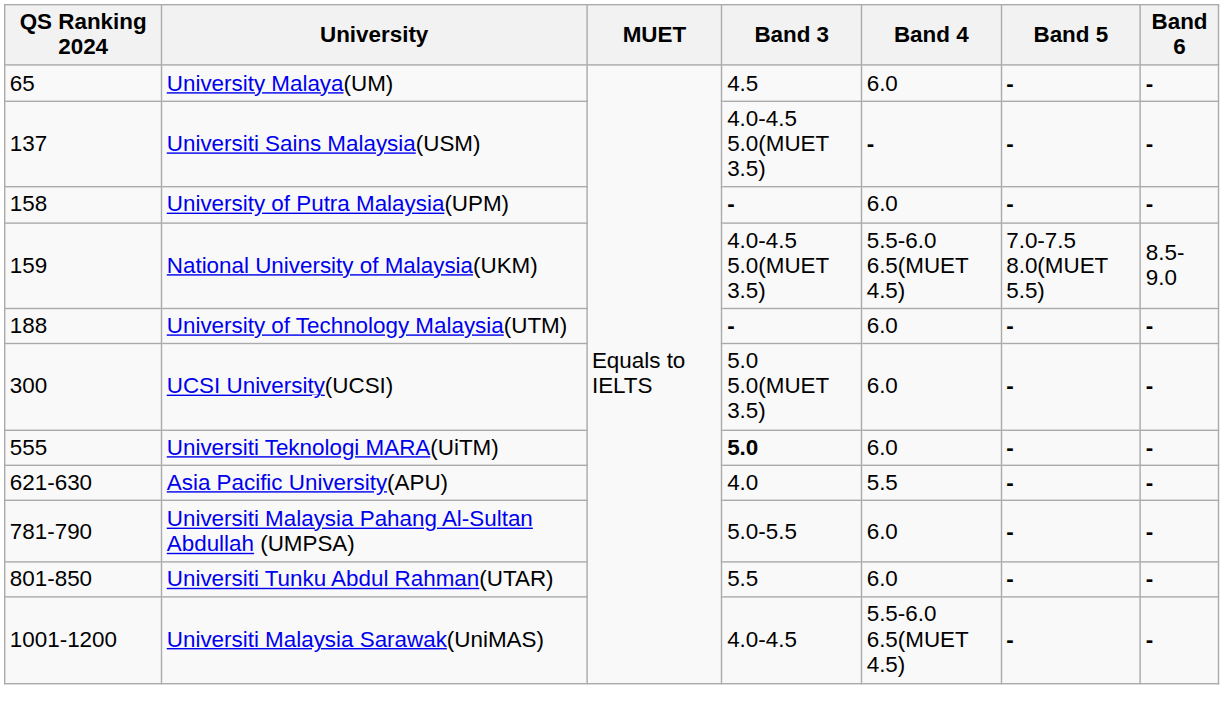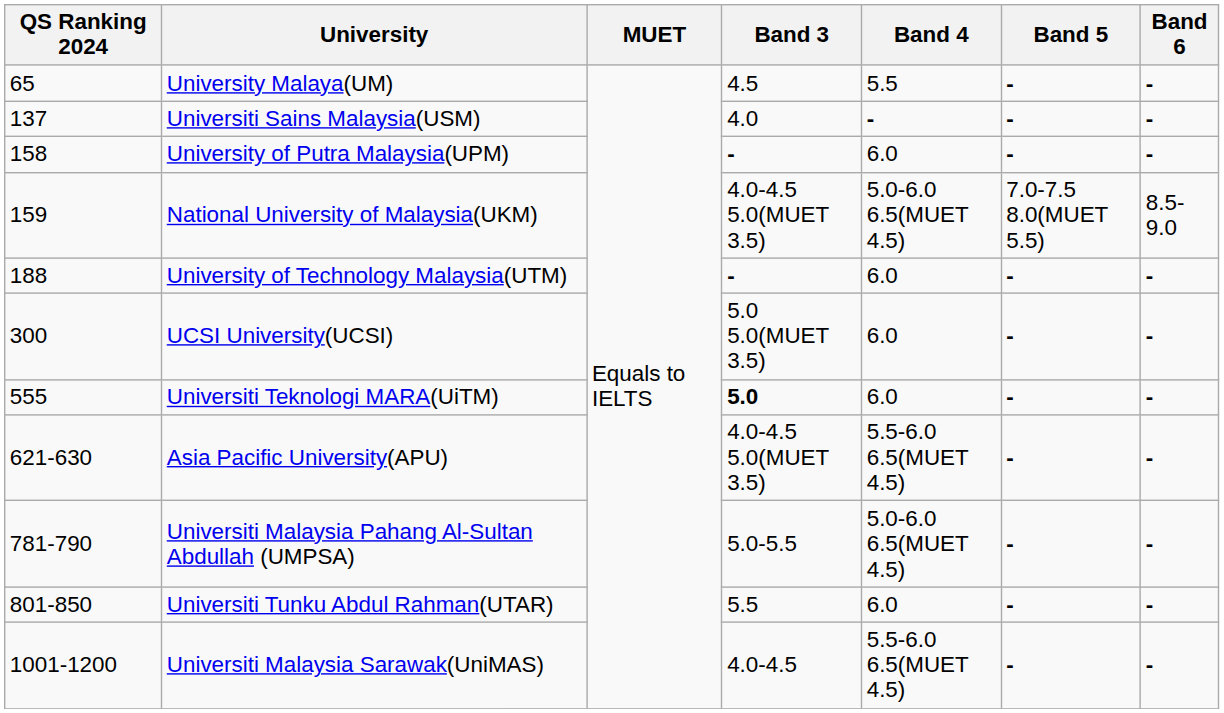(882, 82) 6.0 -> (882, 82) 5.5
(778, 143) 4.0-4.5 5.0(MUET 3.5) -> (743, 118) 4.0
(918, 265) 5.5-6.0 6.5(MUET 4.5) -> (918, 214) 5.0-6.0 6.5(MUET 4.5)
(743, 482) 4.0 -> (778, 457) 4.0-4.5 5.0(MUET 3.5)
(882, 482) 5.5 -> (918, 457) 5.5-6.0 6.5(MUET 4.5)
(882, 530) 6.0 -> (918, 543) 5.0-6.0 6.5(MUET 4.5)
